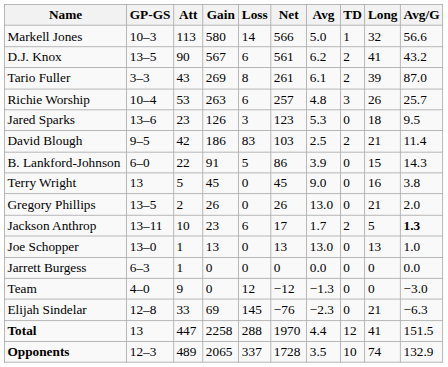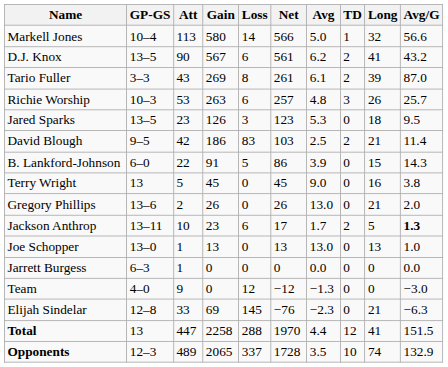(143, 36) 10–3 -> (143, 36) 10–4
(143, 99) 10–4 -> (143, 99) 10–3
(146, 120) 13–6 -> (146, 120) 13–5
(146, 204) 13–5 -> (146, 204) 13–6
